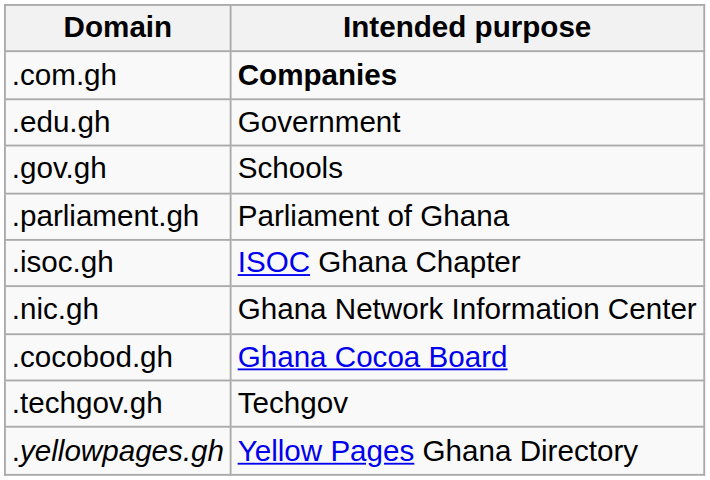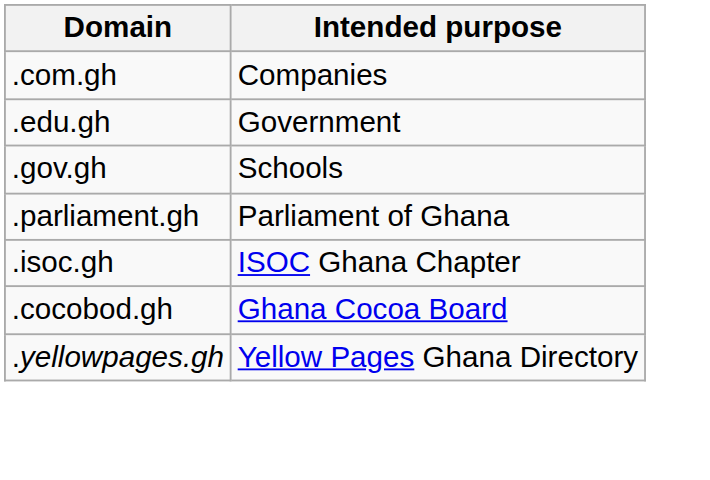(317, 74) bold -> (313, 74) normal
- row: (55, 309)
- row: (87, 403)
